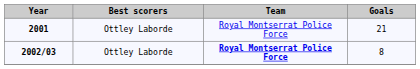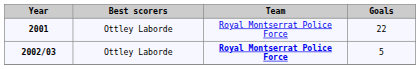(381, 30) 21 -> (381, 30) 22
(381, 53) 8 -> (381, 53) 5
